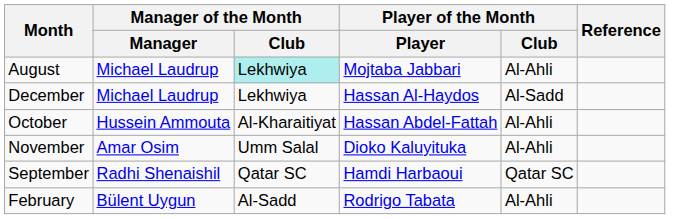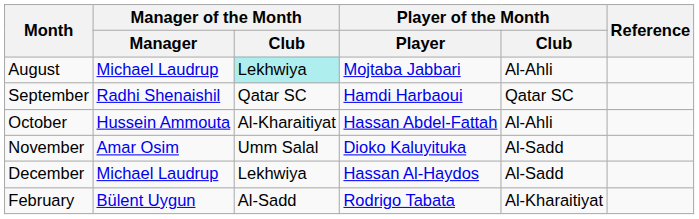rows swapped: (49, 174) <-> (46, 95)
(529, 148) Al-Ahli -> (534, 148) Al-Sadd
(529, 200) Al-Ahli -> (554, 200) Al-Kharaitiyat
